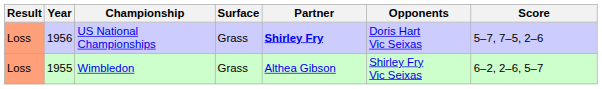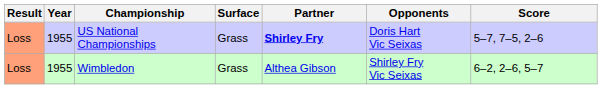(60, 37) 1956 -> (60, 37) 1955
